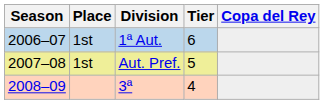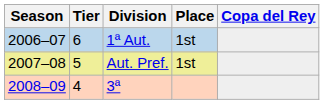columns swapped: (201, 16) <-> (92, 16)
